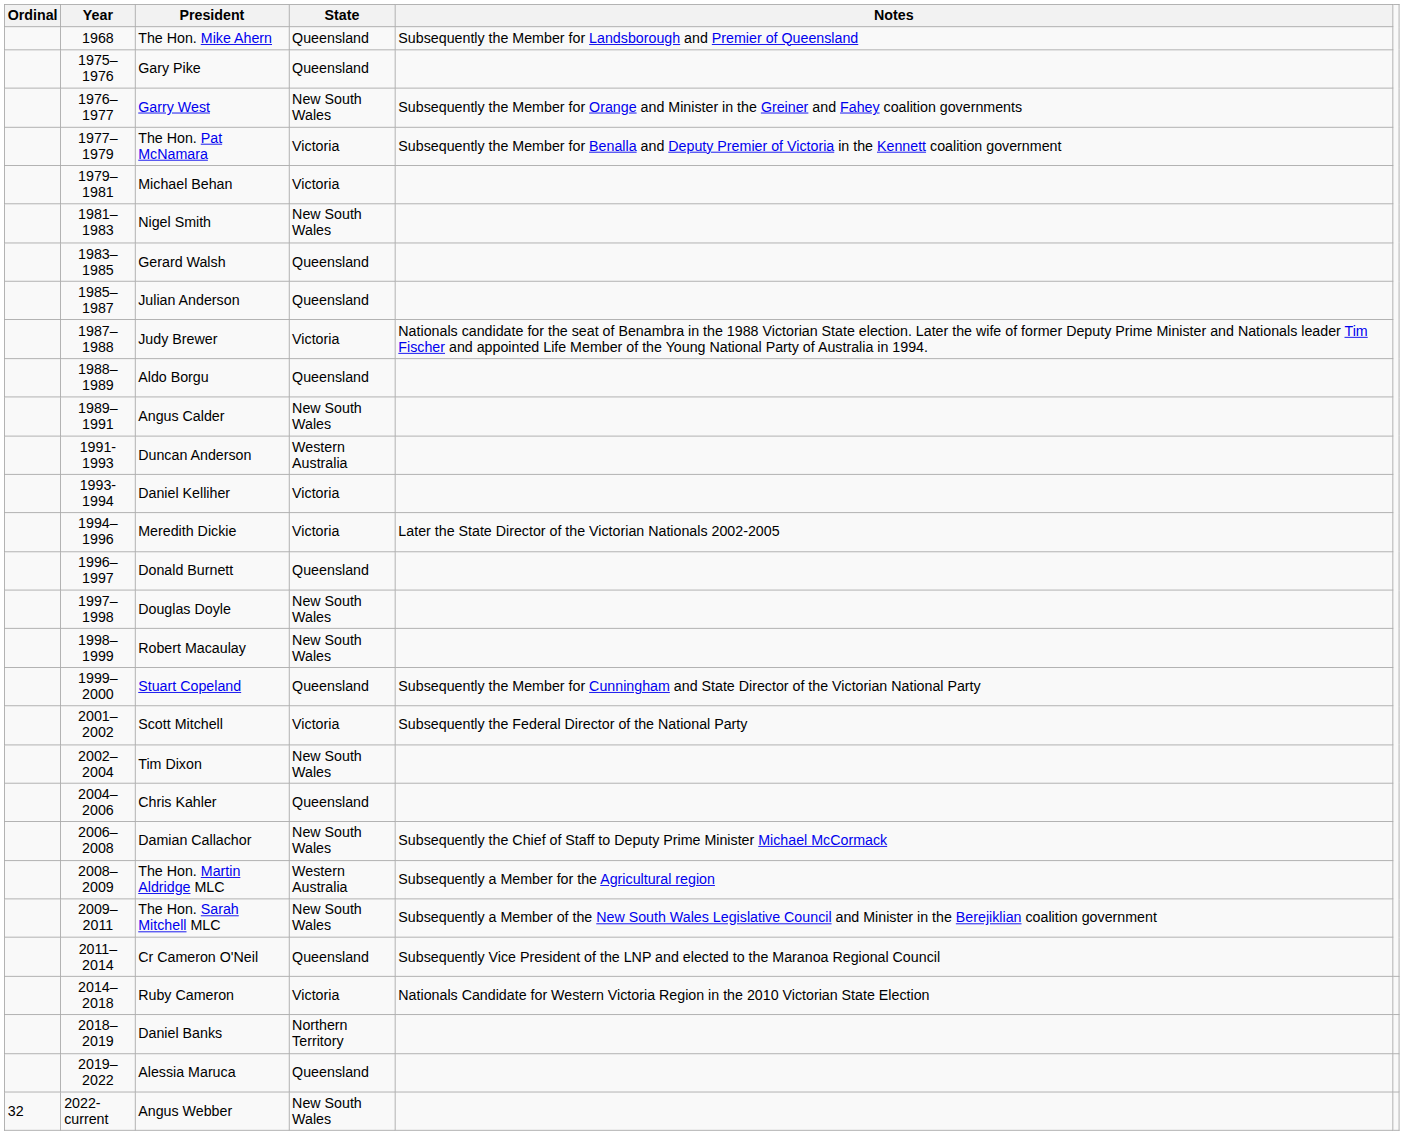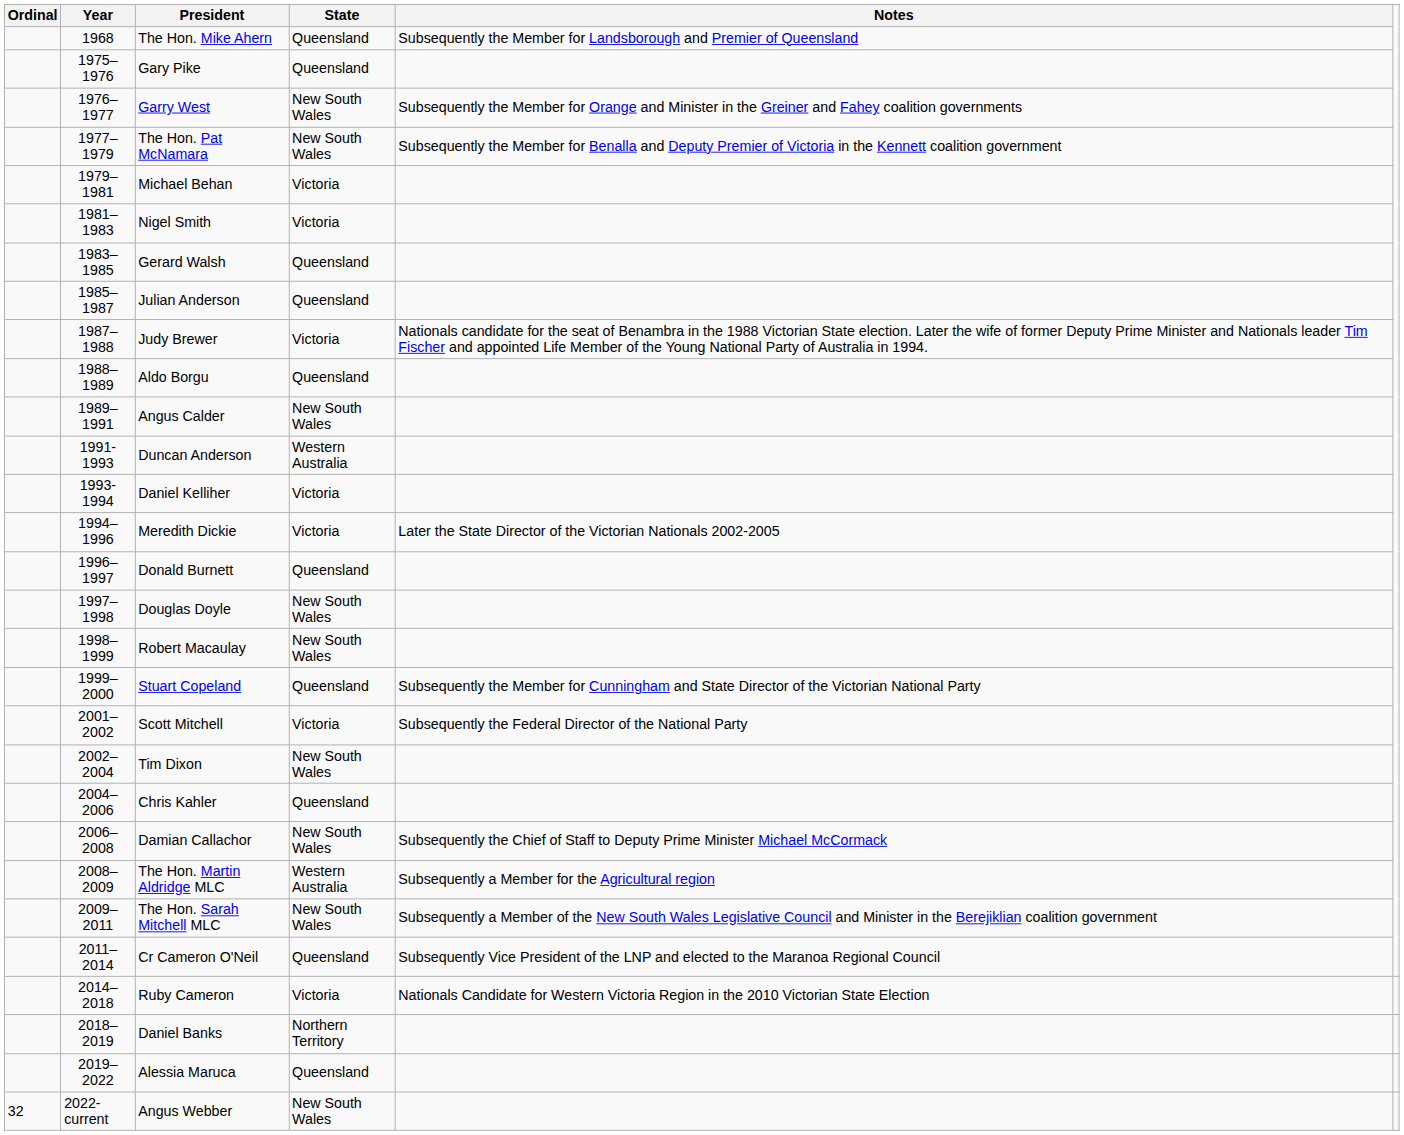(316, 146) Victoria -> (327, 146) New South Wales
(327, 223) New South Wales -> (316, 223) Victoria
